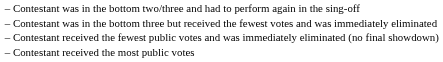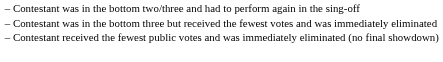- row: (104, 53)
